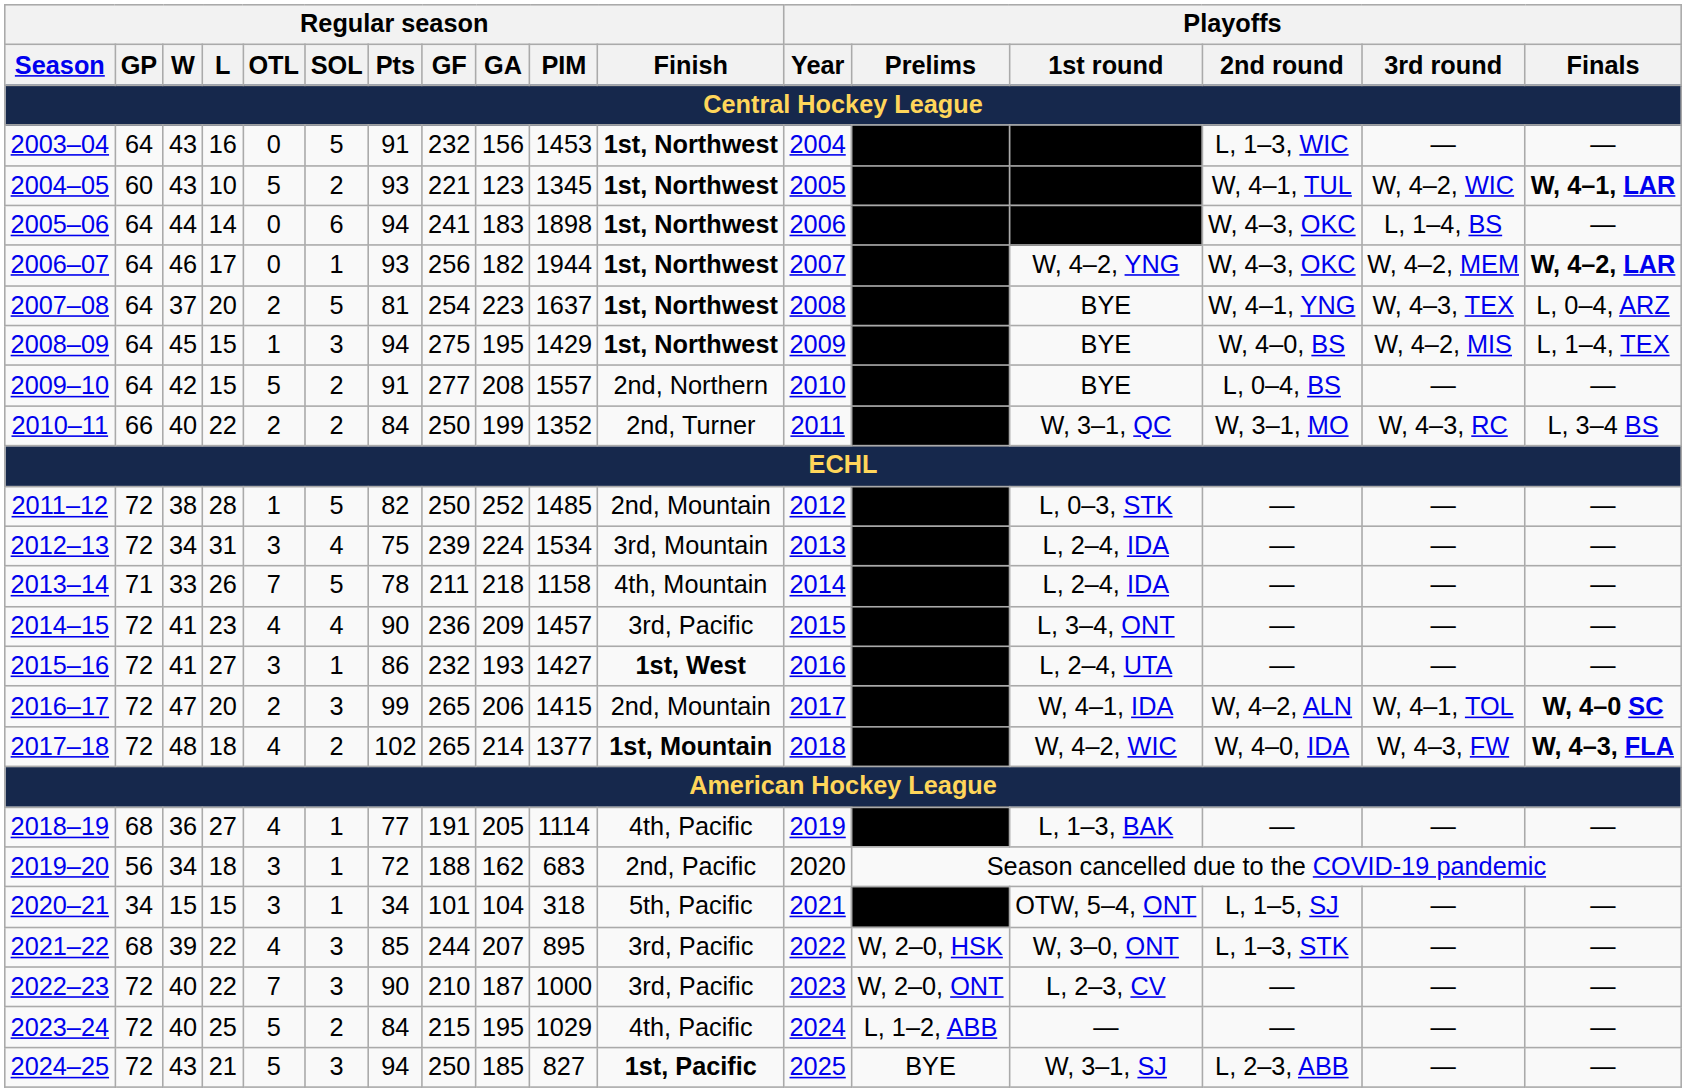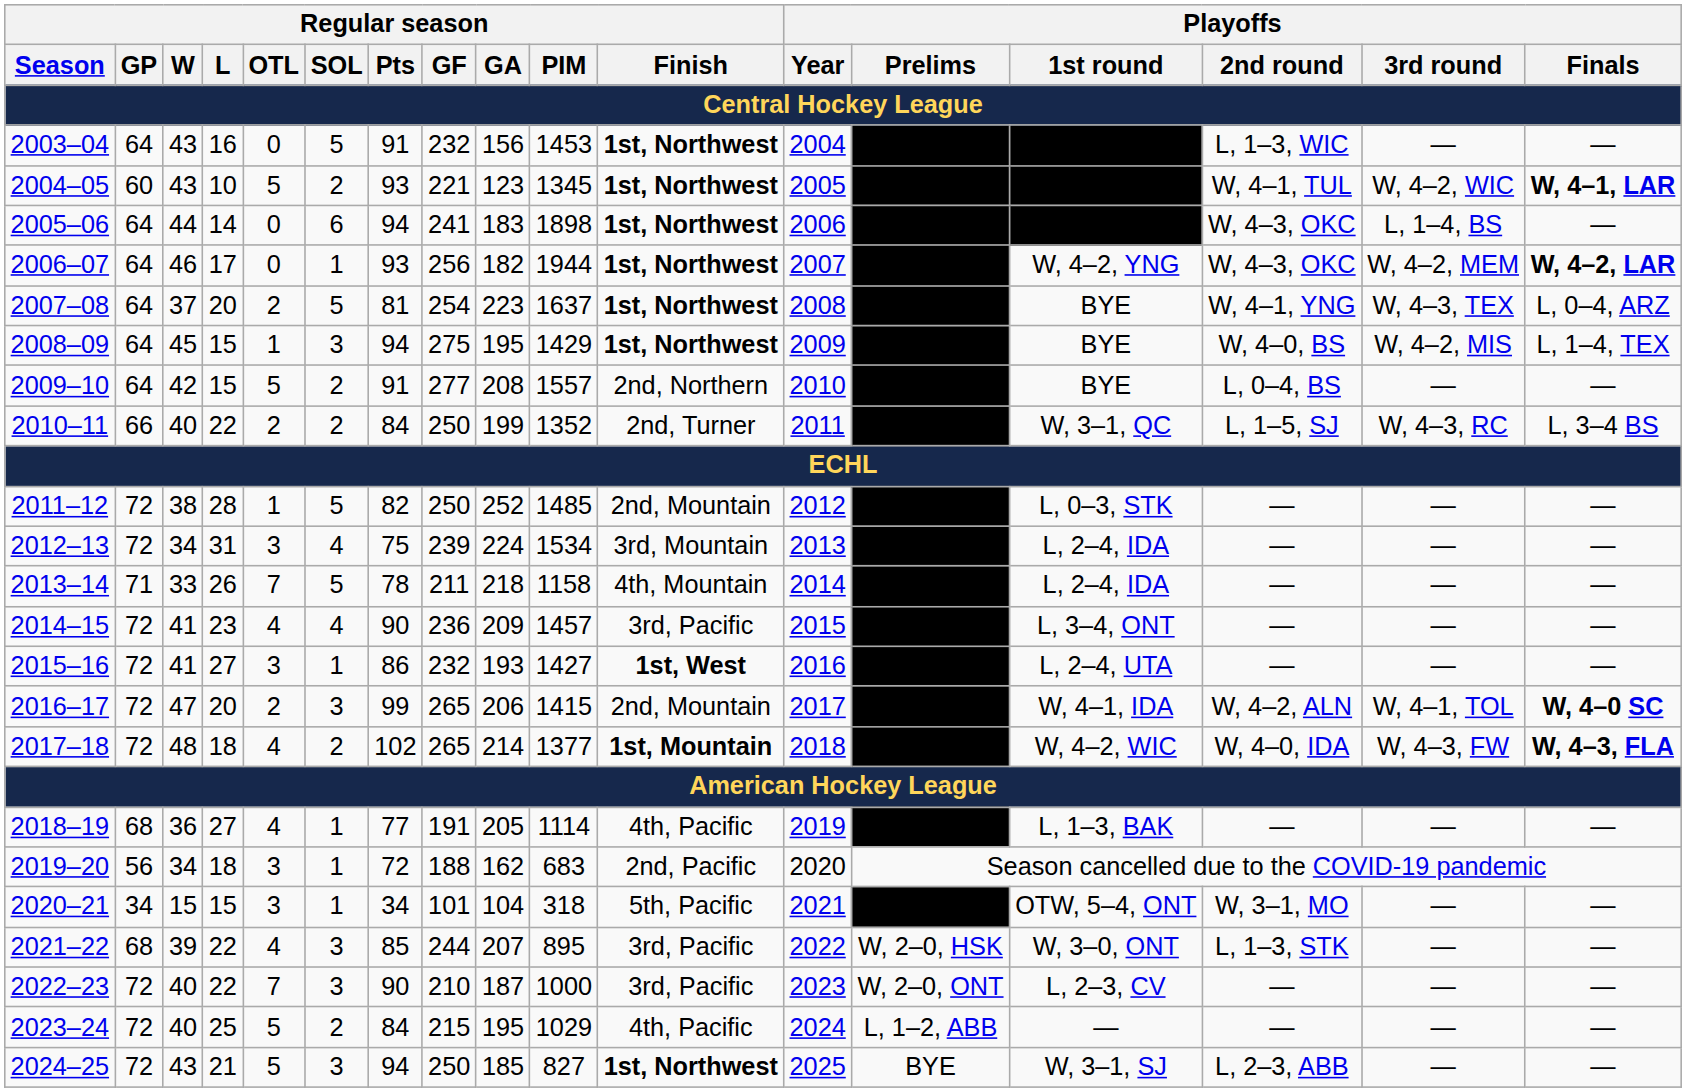(1282, 425) W, 3–1, MO -> (1282, 425) L, 1–5, SJ
(1282, 906) L, 1–5, SJ -> (1282, 906) W, 3–1, MO
(691, 1066) 1st, Pacific -> (691, 1066) 1st, Northwest
